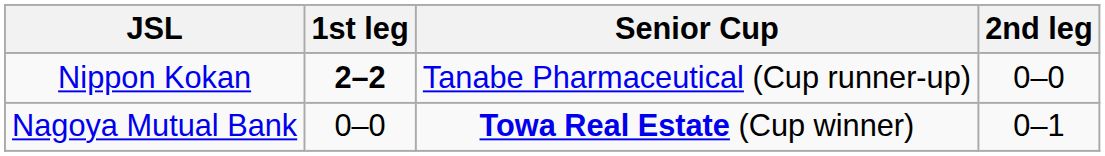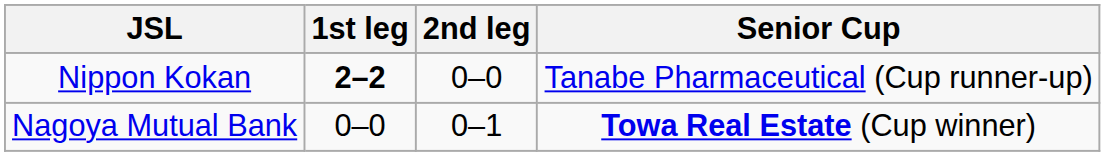columns swapped: (1039, 28) <-> (697, 28)
